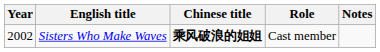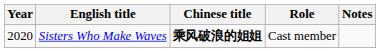(20, 36) 2002 -> (20, 36) 2020
